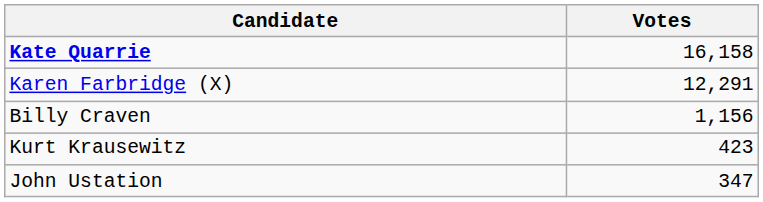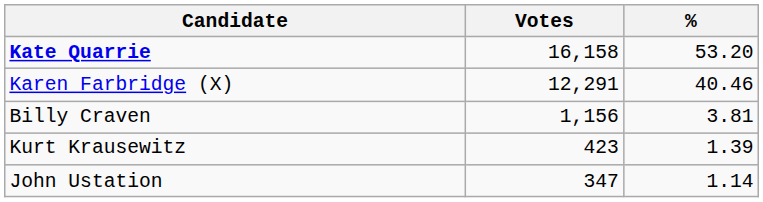+ column: (691, 21)
